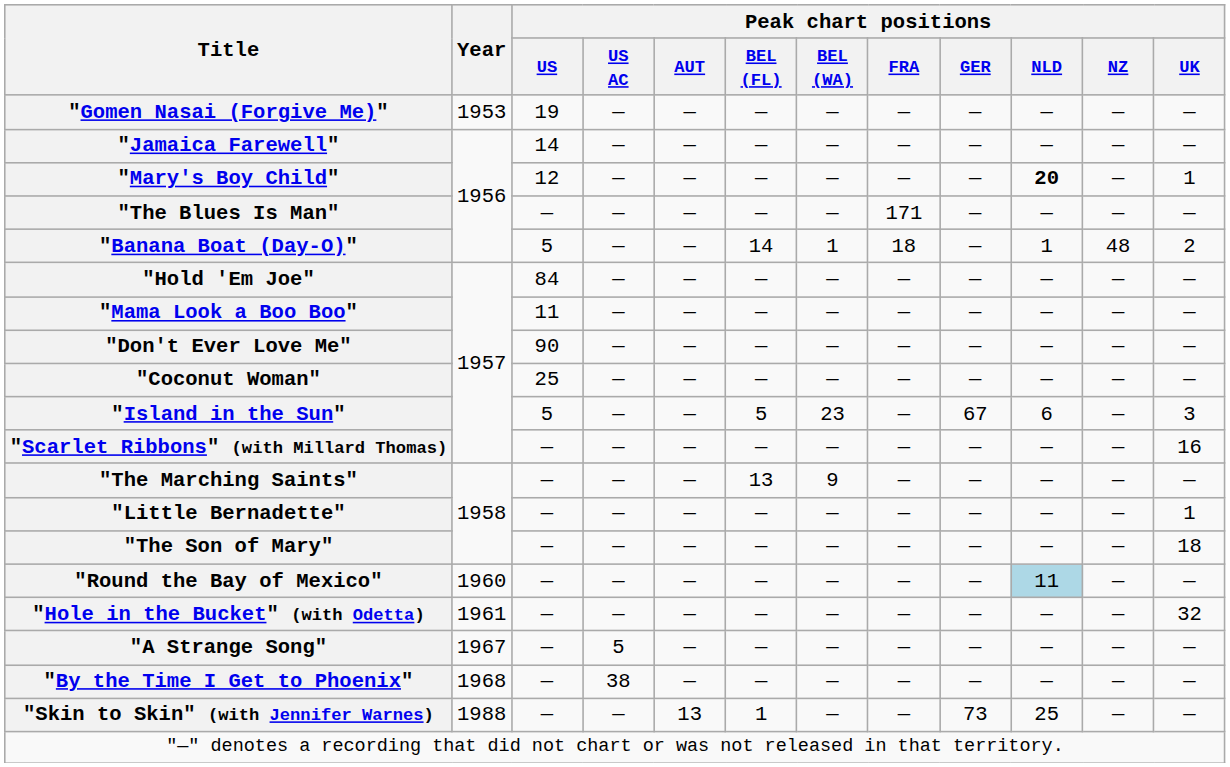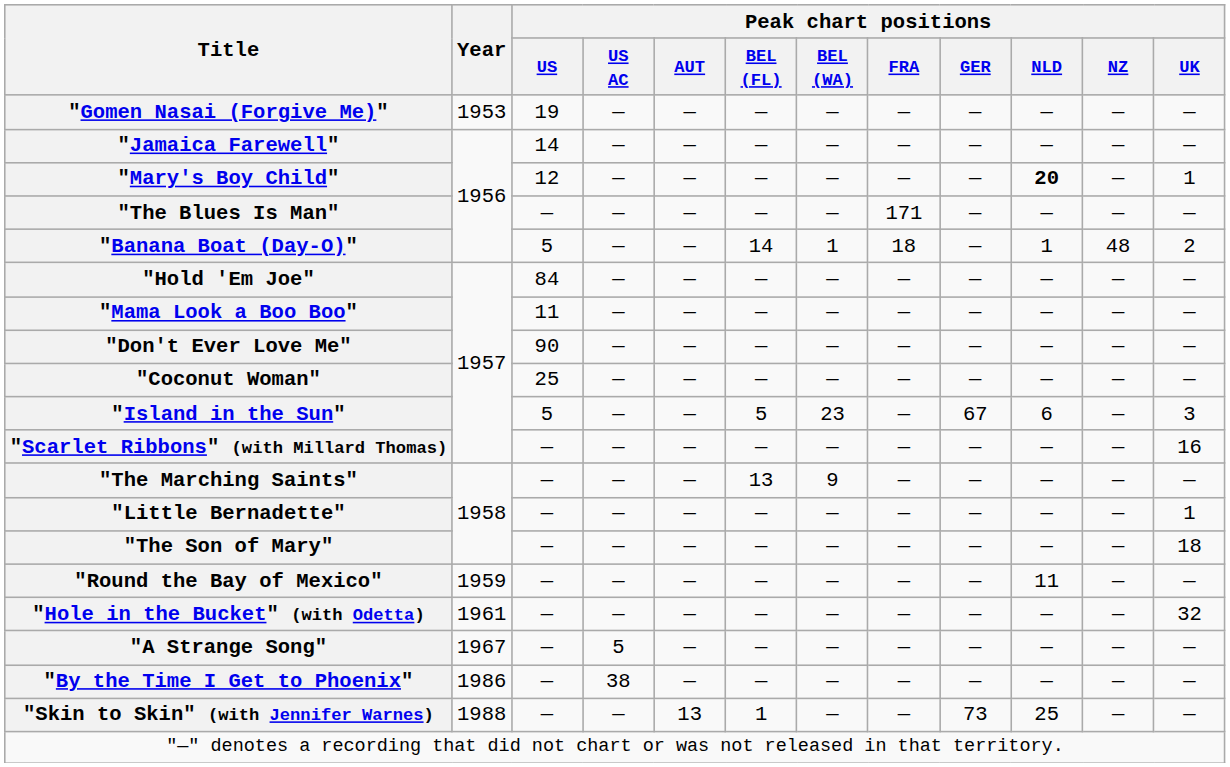(482, 581) 1960 -> (482, 581) 1959
(1047, 581) lightblue background -> (1047, 581) no background
(482, 681) 1968 -> (482, 681) 1986
